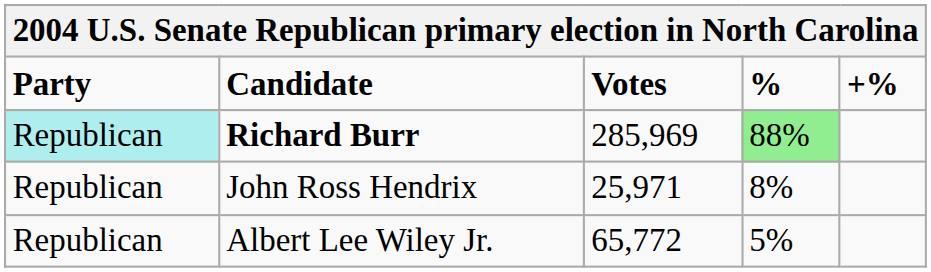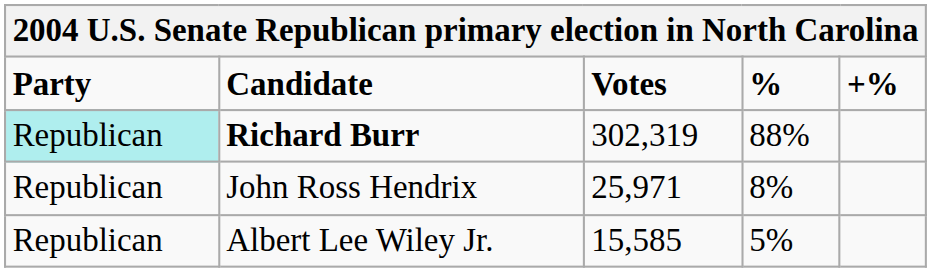(645, 135) 285,969 -> (645, 135) 302,319
(780, 135) lightgreen background -> (780, 135) no background
(637, 239) 65,772 -> (637, 239) 15,585
